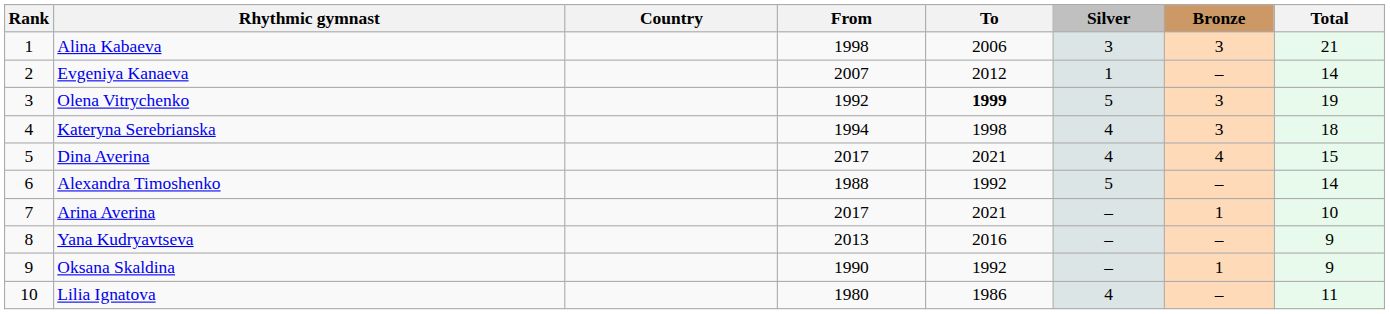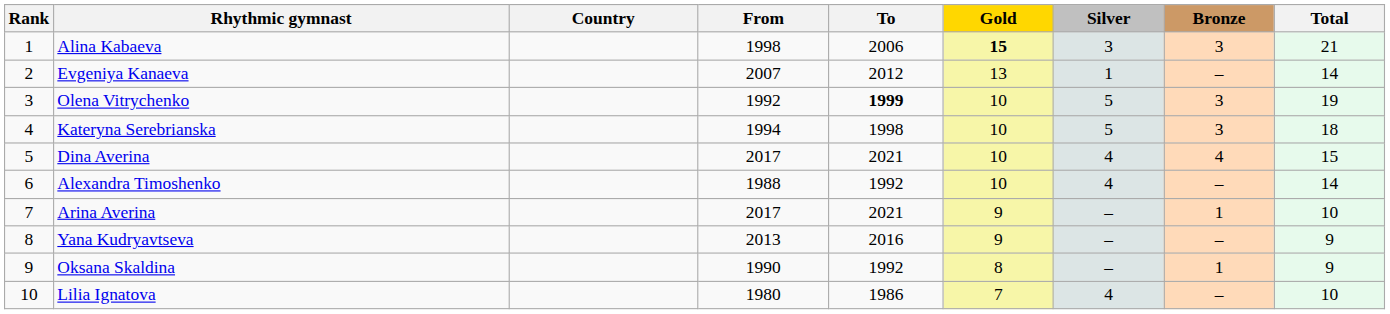+ column: (998, 18)
(1109, 128) 4 -> (1109, 128) 5
(1109, 184) 5 -> (1109, 184) 4
(1329, 294) 11 -> (1329, 294) 10
